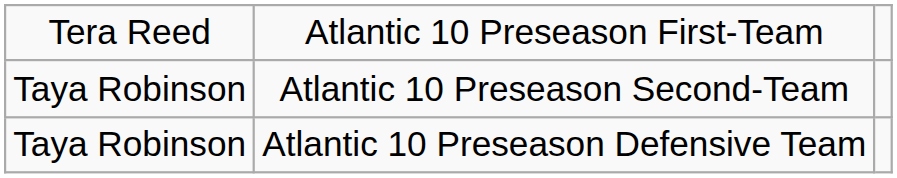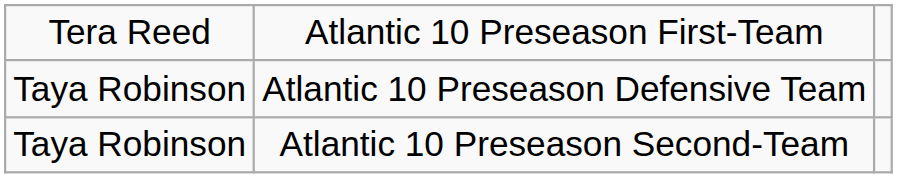rows swapped: (564, 88) <-> (564, 144)
